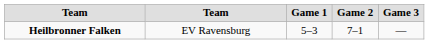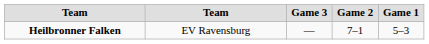columns swapped: (309, 13) <-> (401, 13)
